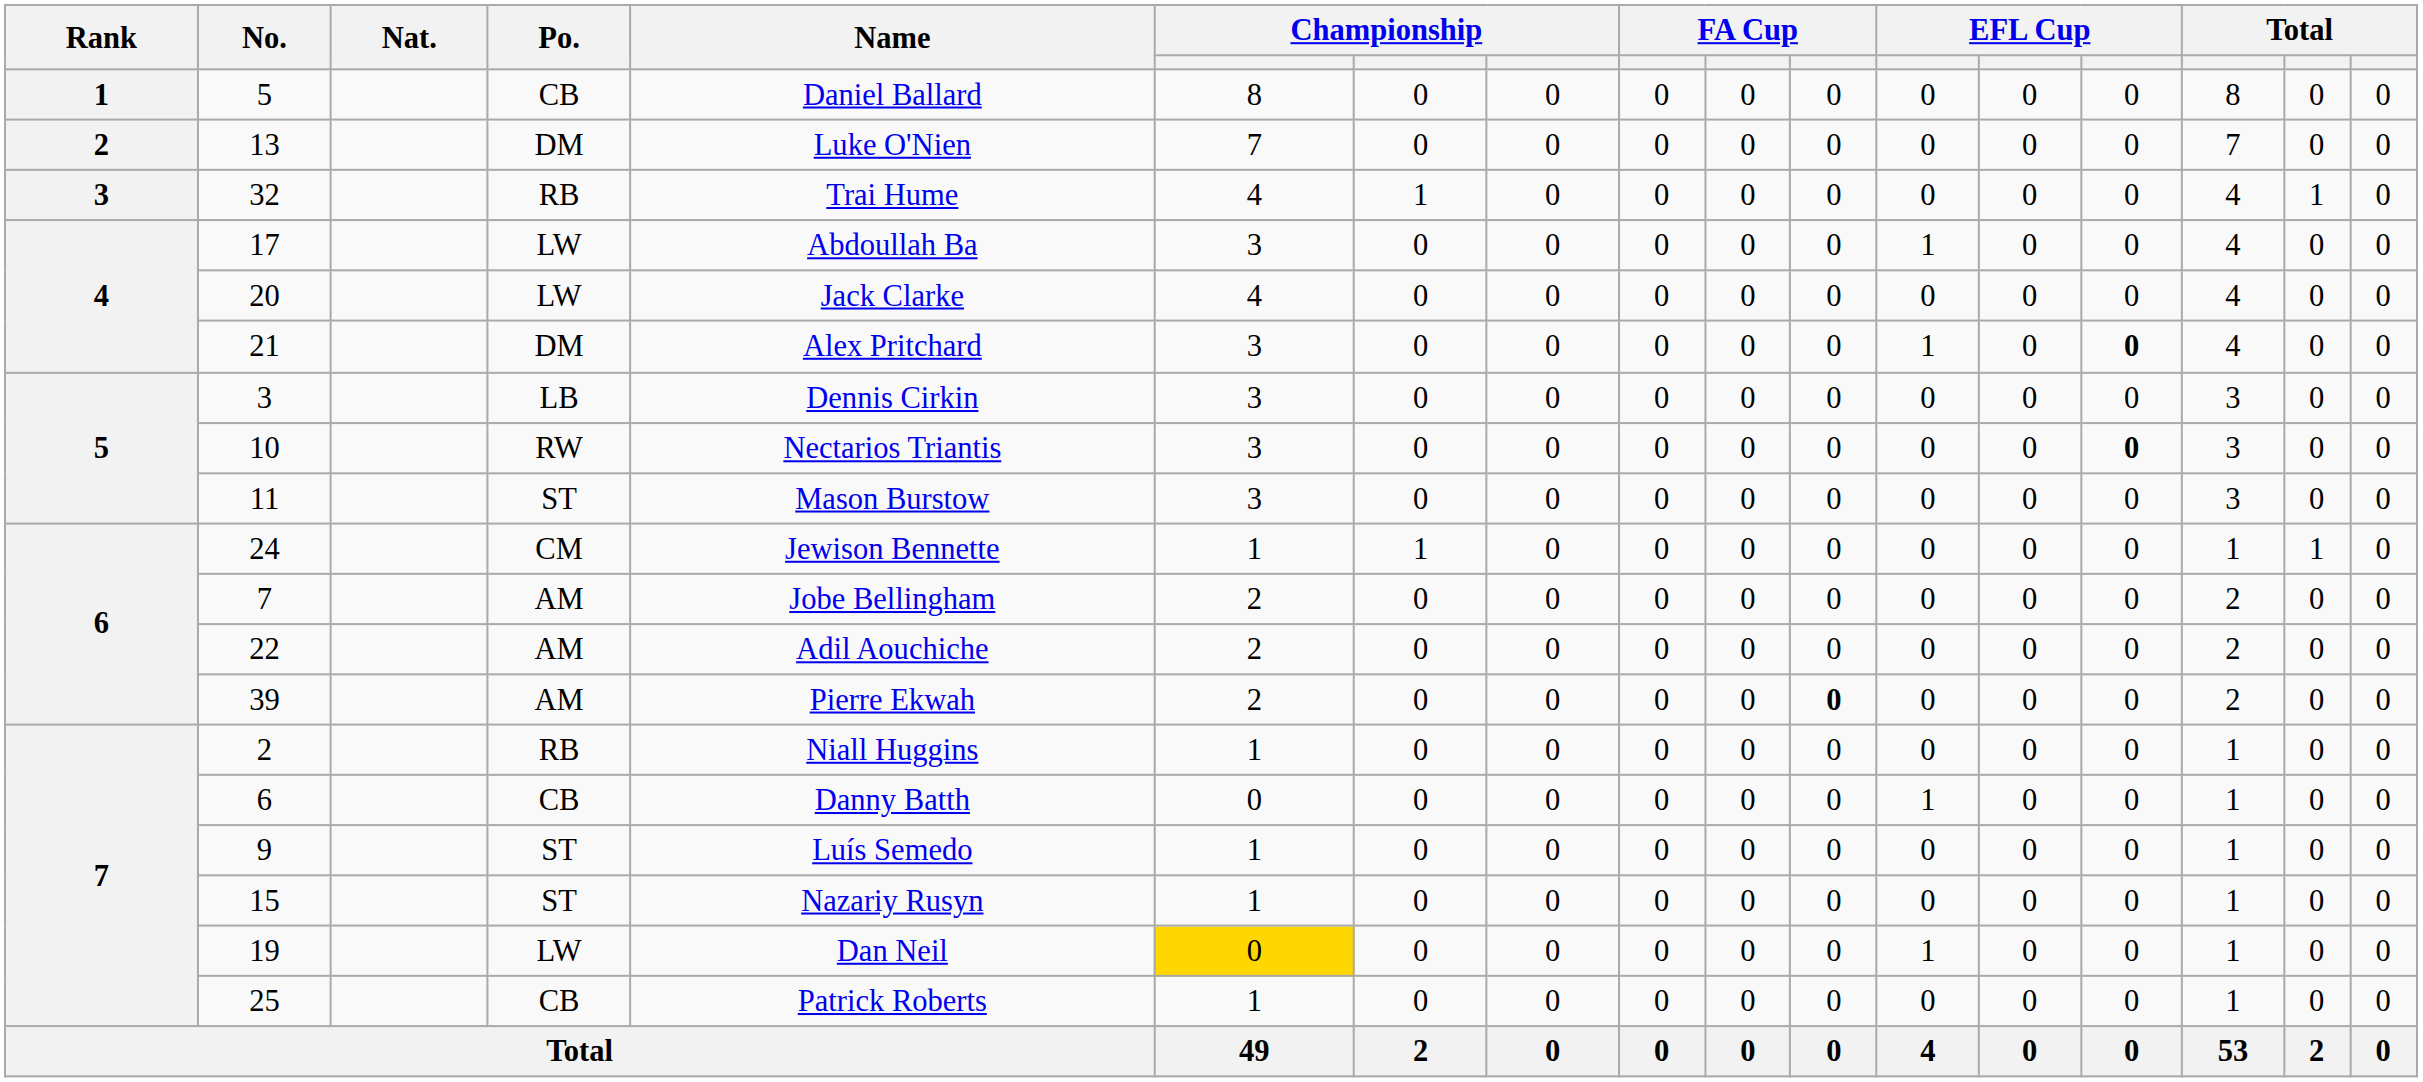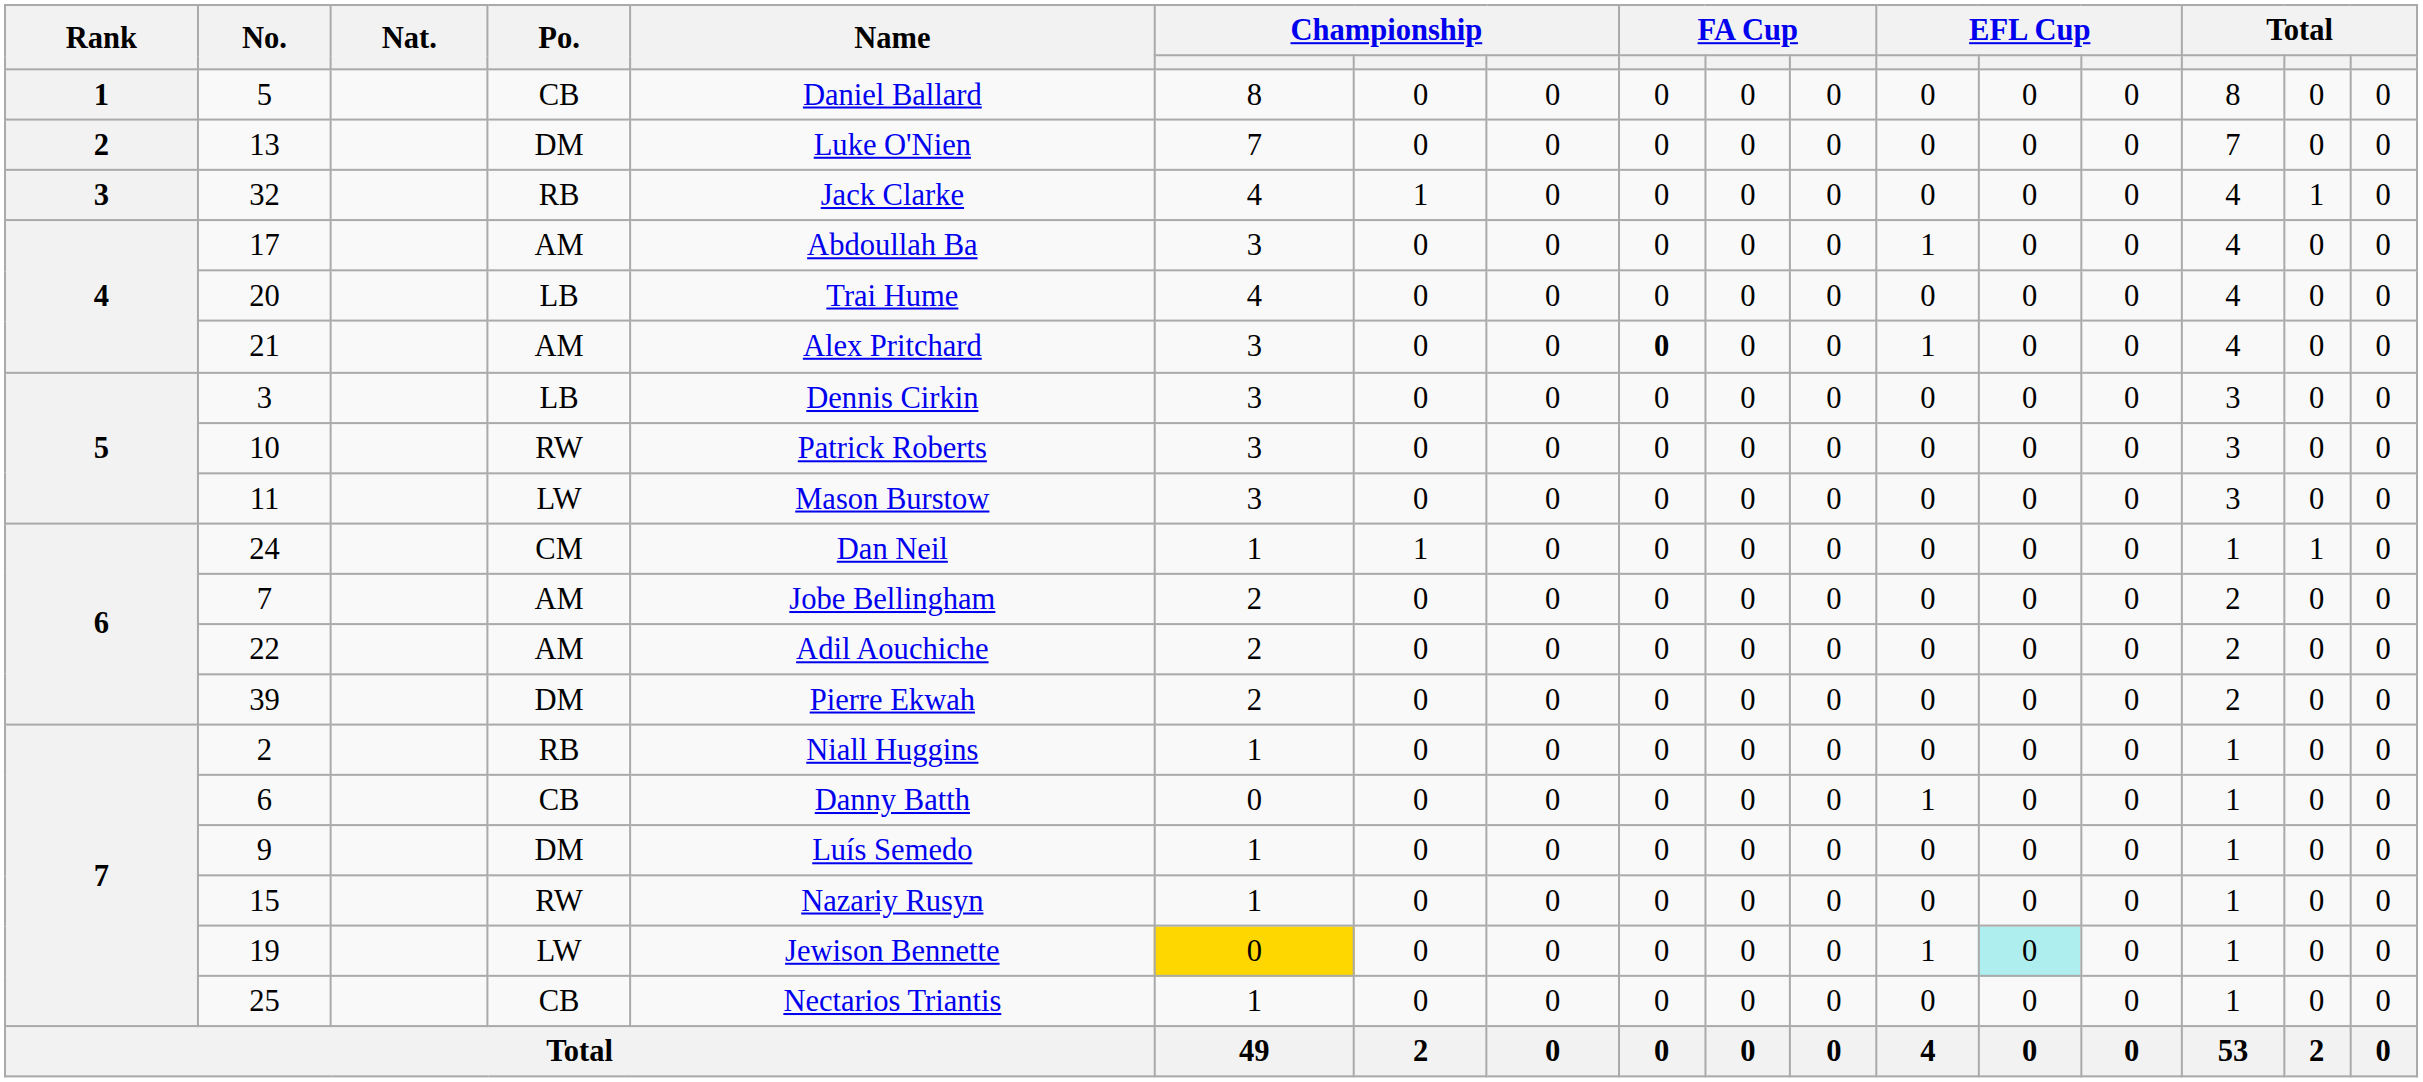(892, 195) Trai Hume -> (892, 195) Jack Clarke
(559, 245) LW -> (559, 245) AM
(559, 295) LW -> (559, 295) LB
(892, 295) Jack Clarke -> (892, 295) Trai Hume
(559, 346) DM -> (559, 346) AM
(1662, 346) normal -> (1662, 346) bold
(2132, 346) bold -> (2132, 346) normal
(892, 447) Nectarios Triantis -> (892, 447) Patrick Roberts
(2132, 447) bold -> (2132, 447) normal
(559, 497) ST -> (559, 497) LW
(892, 547) Jewison Bennette -> (892, 547) Dan Neil
(559, 698) AM -> (559, 698) DM
(1834, 698) bold -> (1834, 698) normal
(559, 850) ST -> (559, 850) DM
(559, 900) ST -> (559, 900) RW
(892, 950) Dan Neil -> (892, 950) Jewison Bennette
(2030, 950) no background -> (2030, 950) paleturquoise background
(892, 1001) Patrick Roberts -> (892, 1001) Nectarios Triantis
